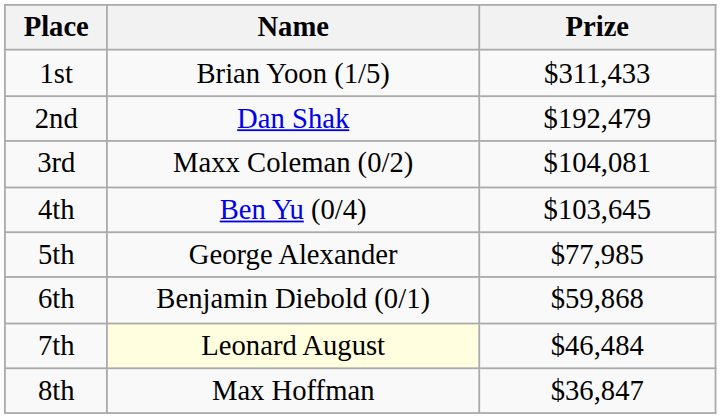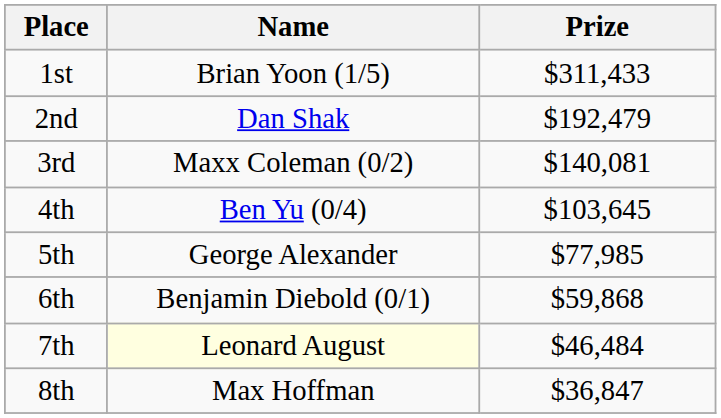(597, 163) $104,081 -> (597, 163) $140,081
